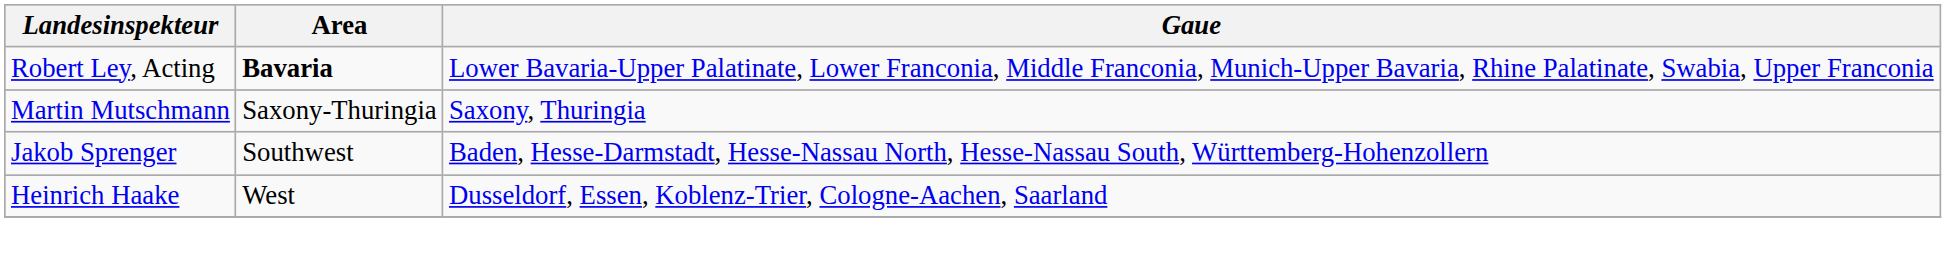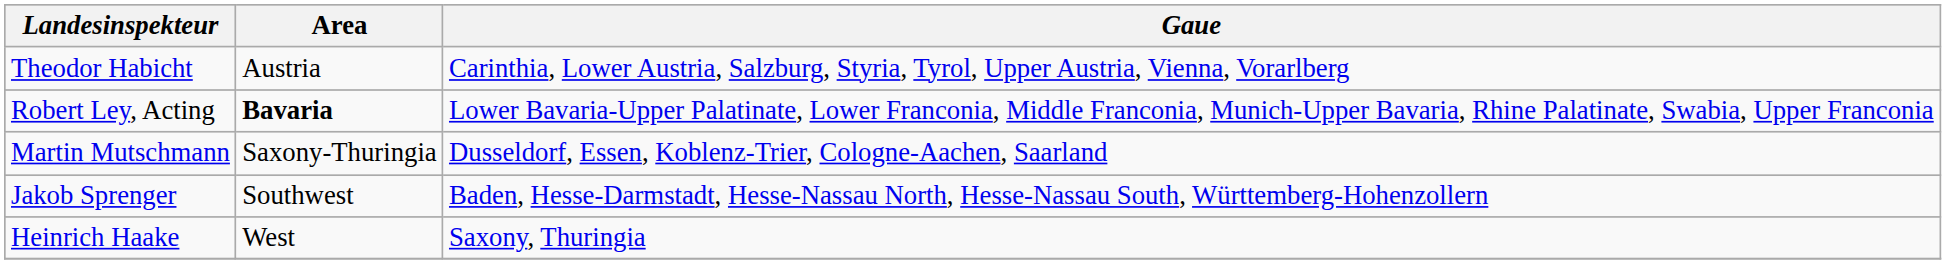+ row: (102, 68)
(547, 110) Saxony, Thuringia -> (778, 152) Dusseldorf, Essen, Koblenz-Trier, Cologne-Aachen, Saarland
(778, 195) Dusseldorf, Essen, Koblenz-Trier, Cologne-Aachen, Saarland -> (547, 237) Saxony, Thuringia
